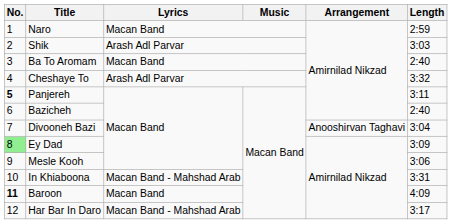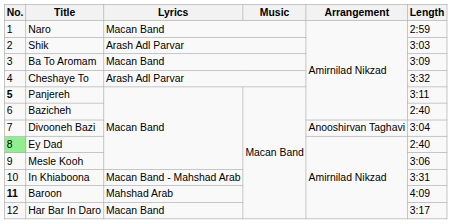(420, 62) 2:40 -> (420, 62) 3:09
(420, 144) 3:09 -> (420, 144) 2:40
(135, 194) Macan Band -> (139, 194) Mahshad Arab
(173, 210) Macan Band - Mahshad Arab -> (135, 210) Macan Band
